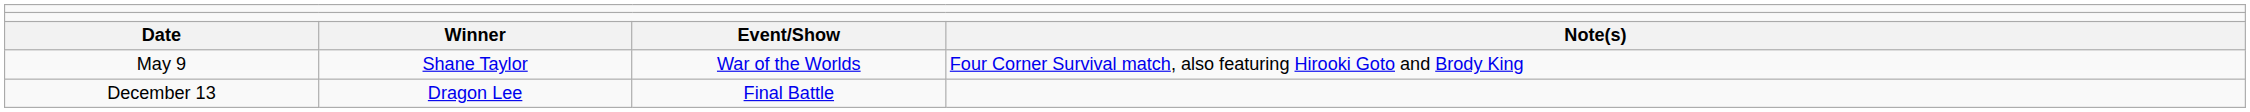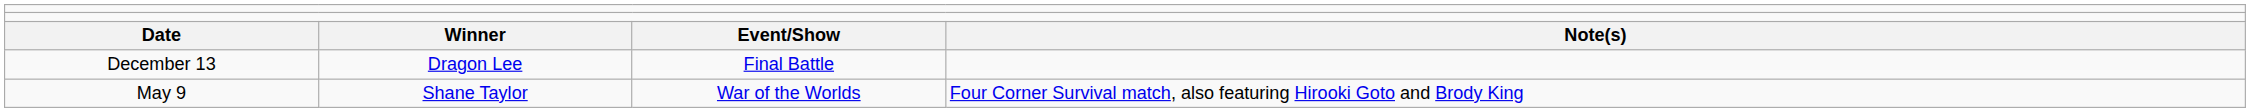rows swapped: (161, 64) <-> (161, 92)
